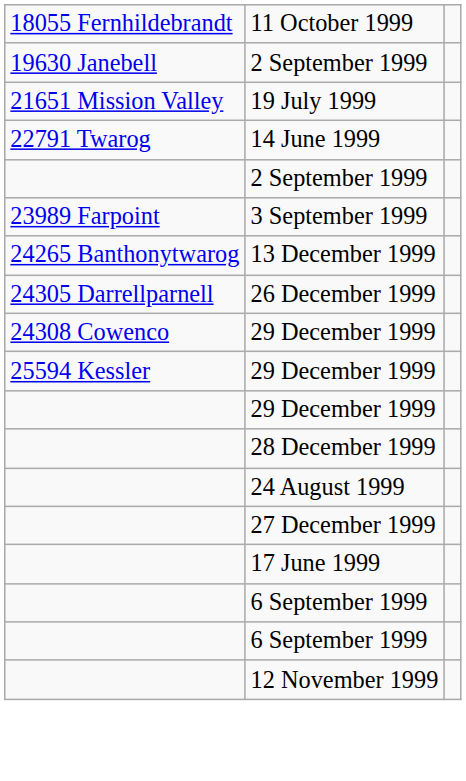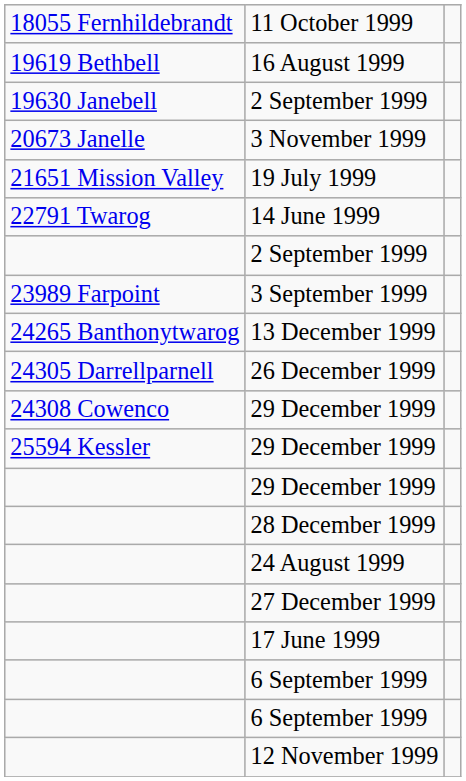+ row: (85, 62)
+ row: (78, 139)
